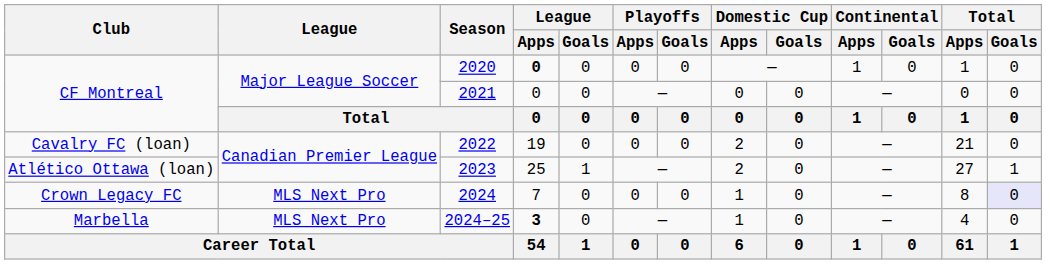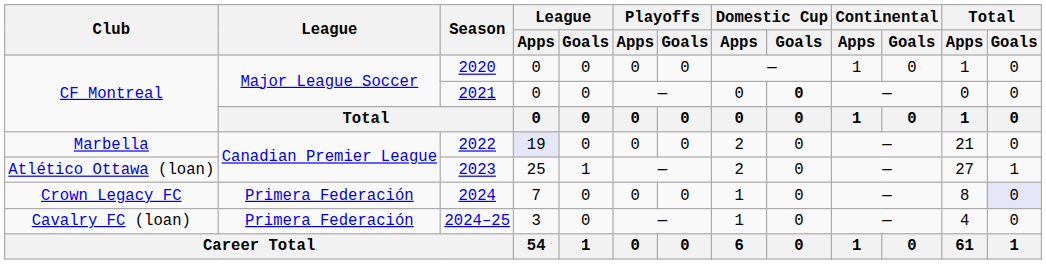(536, 68) bold -> (536, 68) normal
(799, 94) normal -> (799, 94) bold
(111, 144) Cavalry FC (loan) -> (111, 144) Marbella
(536, 144) no background -> (536, 144) lavender background
(329, 195) MLS Next Pro -> (329, 195) Primera Federación
(111, 221) Marbella -> (111, 221) Cavalry FC (loan)
(329, 221) MLS Next Pro -> (329, 221) Primera Federación
(536, 221) bold -> (536, 221) normal
